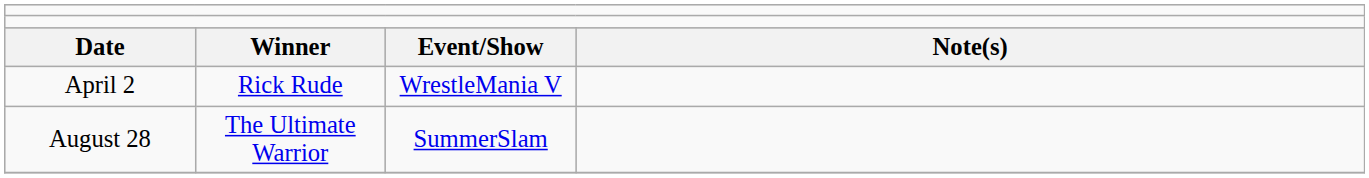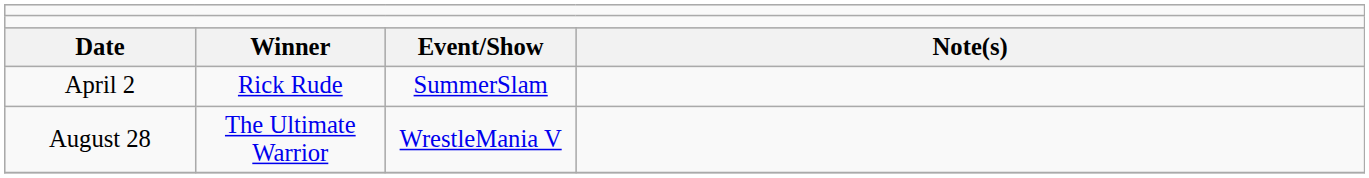(481, 85) WrestleMania V -> (481, 85) SummerSlam
(481, 138) SummerSlam -> (481, 138) WrestleMania V
